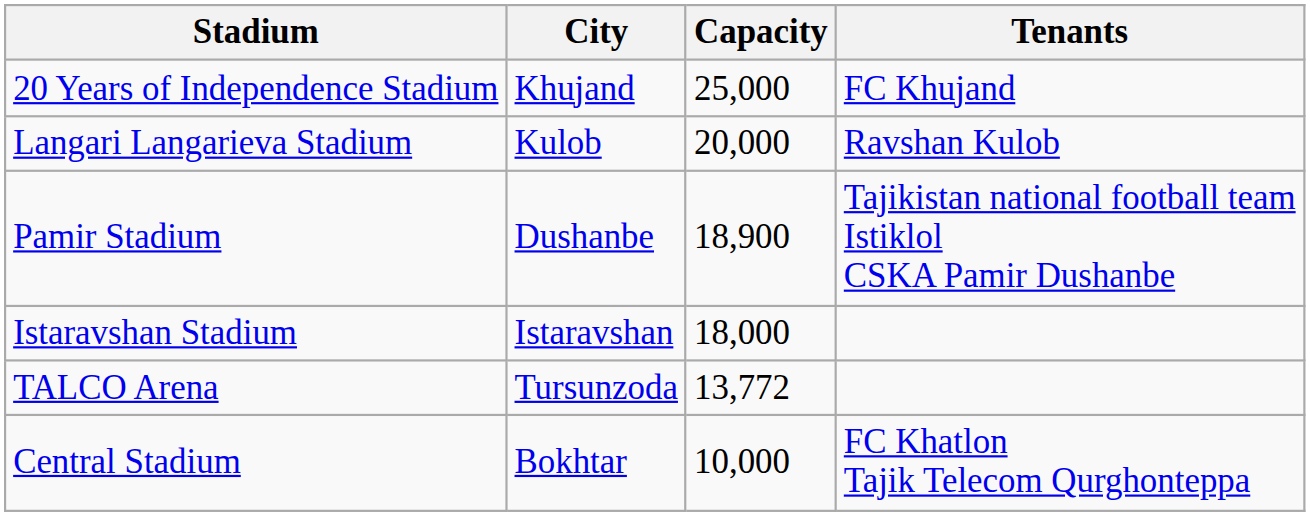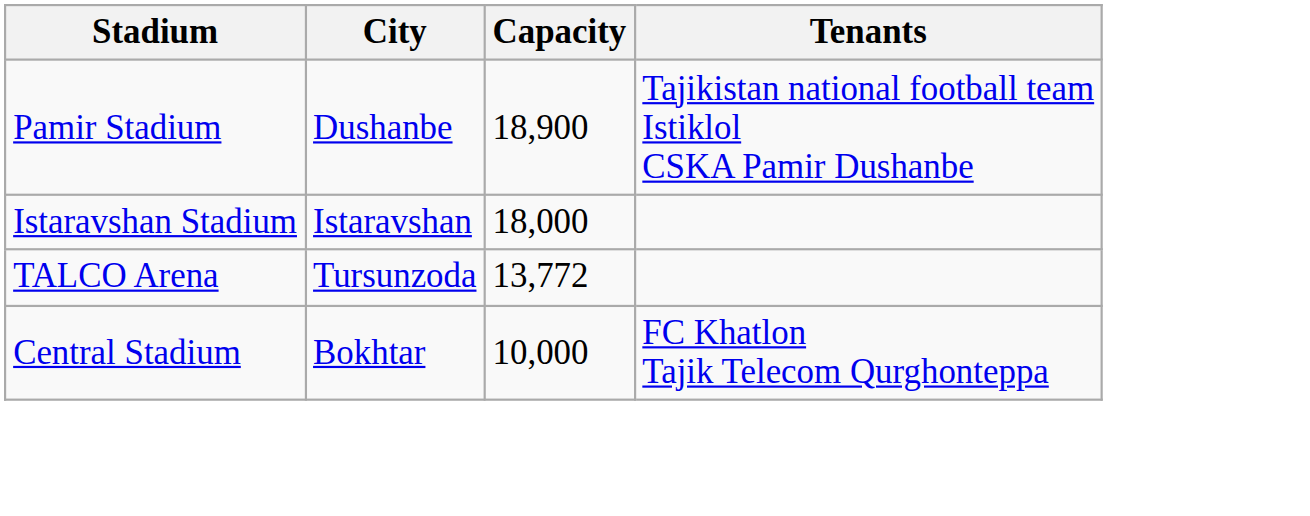- row: (256, 87)
- row: (213, 142)
